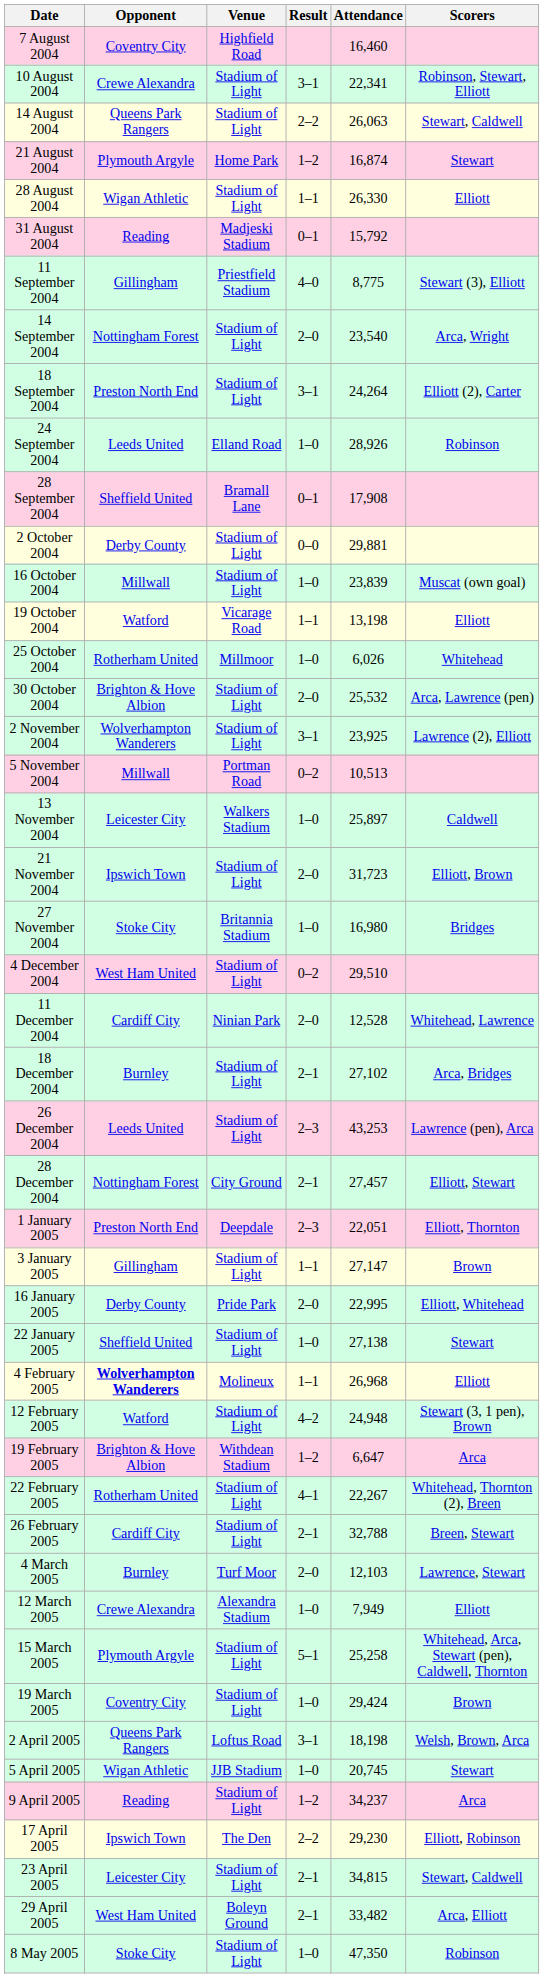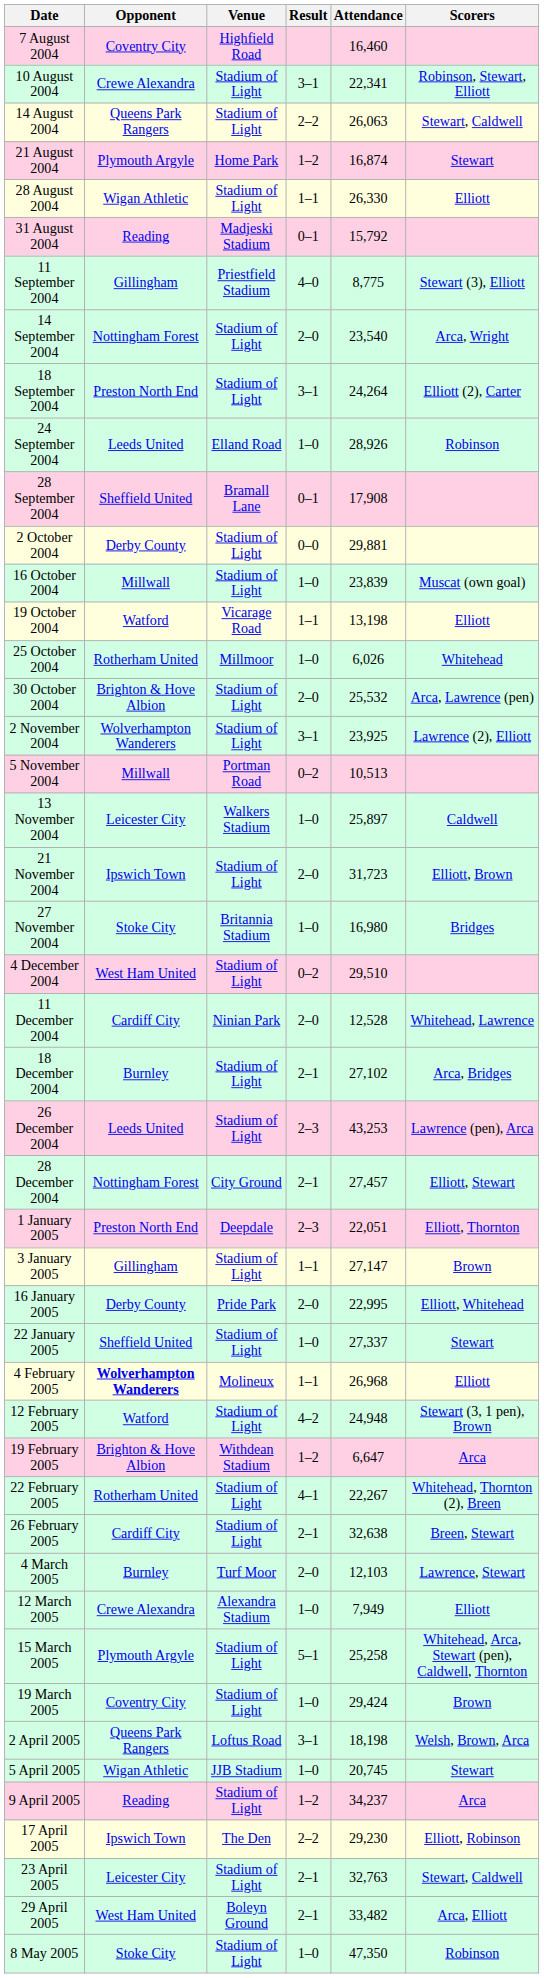(368, 1342) 27,138 -> (368, 1342) 27,337
(368, 1533) 32,788 -> (368, 1533) 32,638
(368, 1877) 34,815 -> (368, 1877) 32,763
